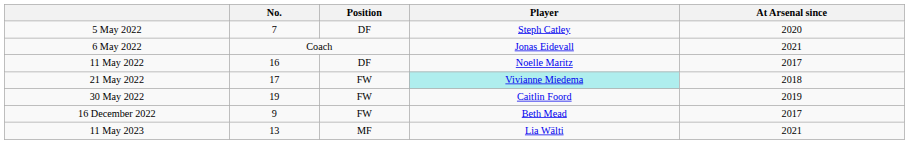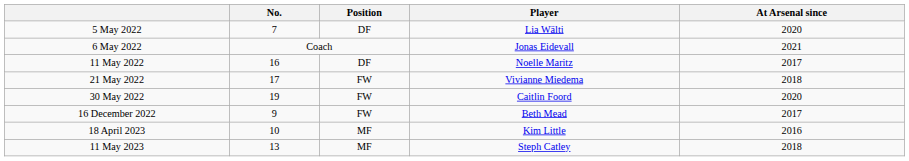(544, 29) Steph Catley -> (544, 29) Lia Wälti
(544, 79) paleturquoise background -> (544, 79) no background
(792, 96) 2019 -> (792, 96) 2020
+ row: (117, 130)
(544, 130) Lia Wälti -> (544, 147) Steph Catley
(792, 130) 2021 -> (792, 147) 2018
